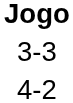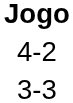rows swapped: (37, 89) <-> (37, 52)
